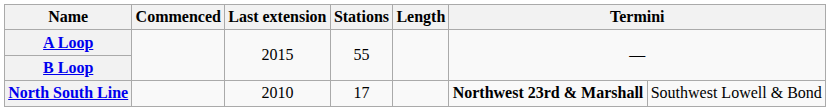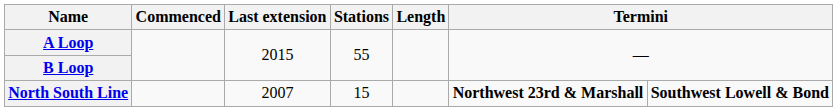(277, 93) 2010 -> (277, 93) 2007
(361, 93) 17 -> (361, 93) 15
(736, 93) normal -> (740, 93) bold
